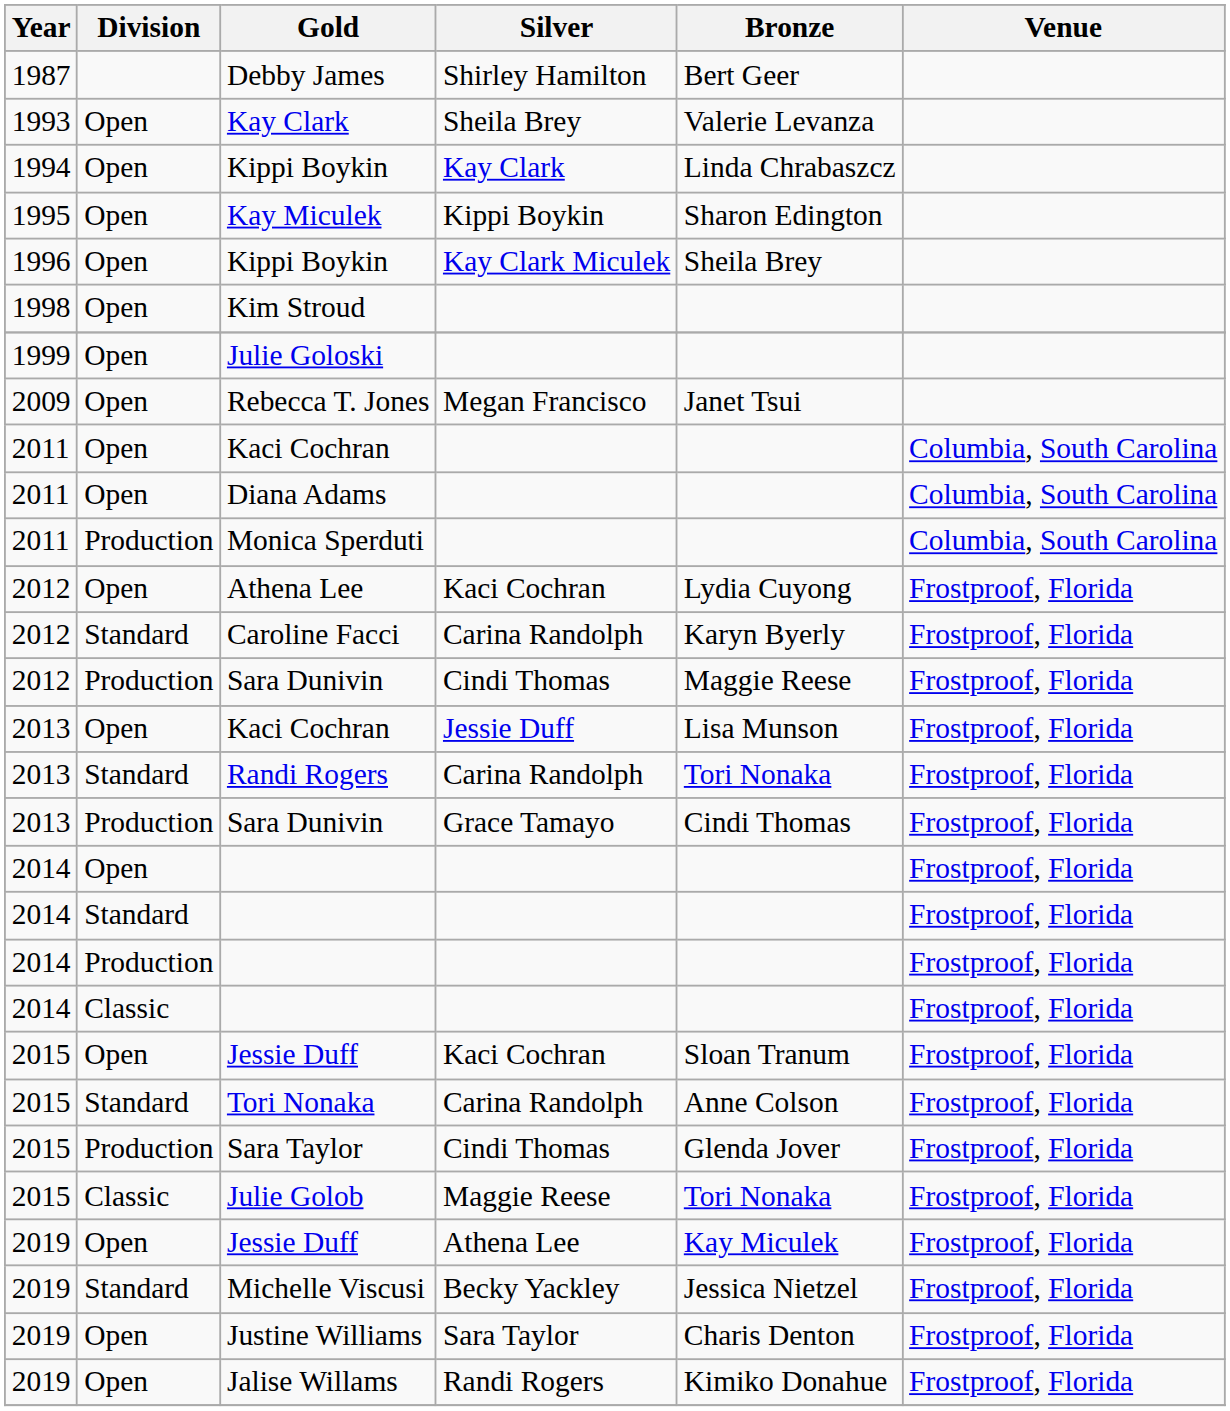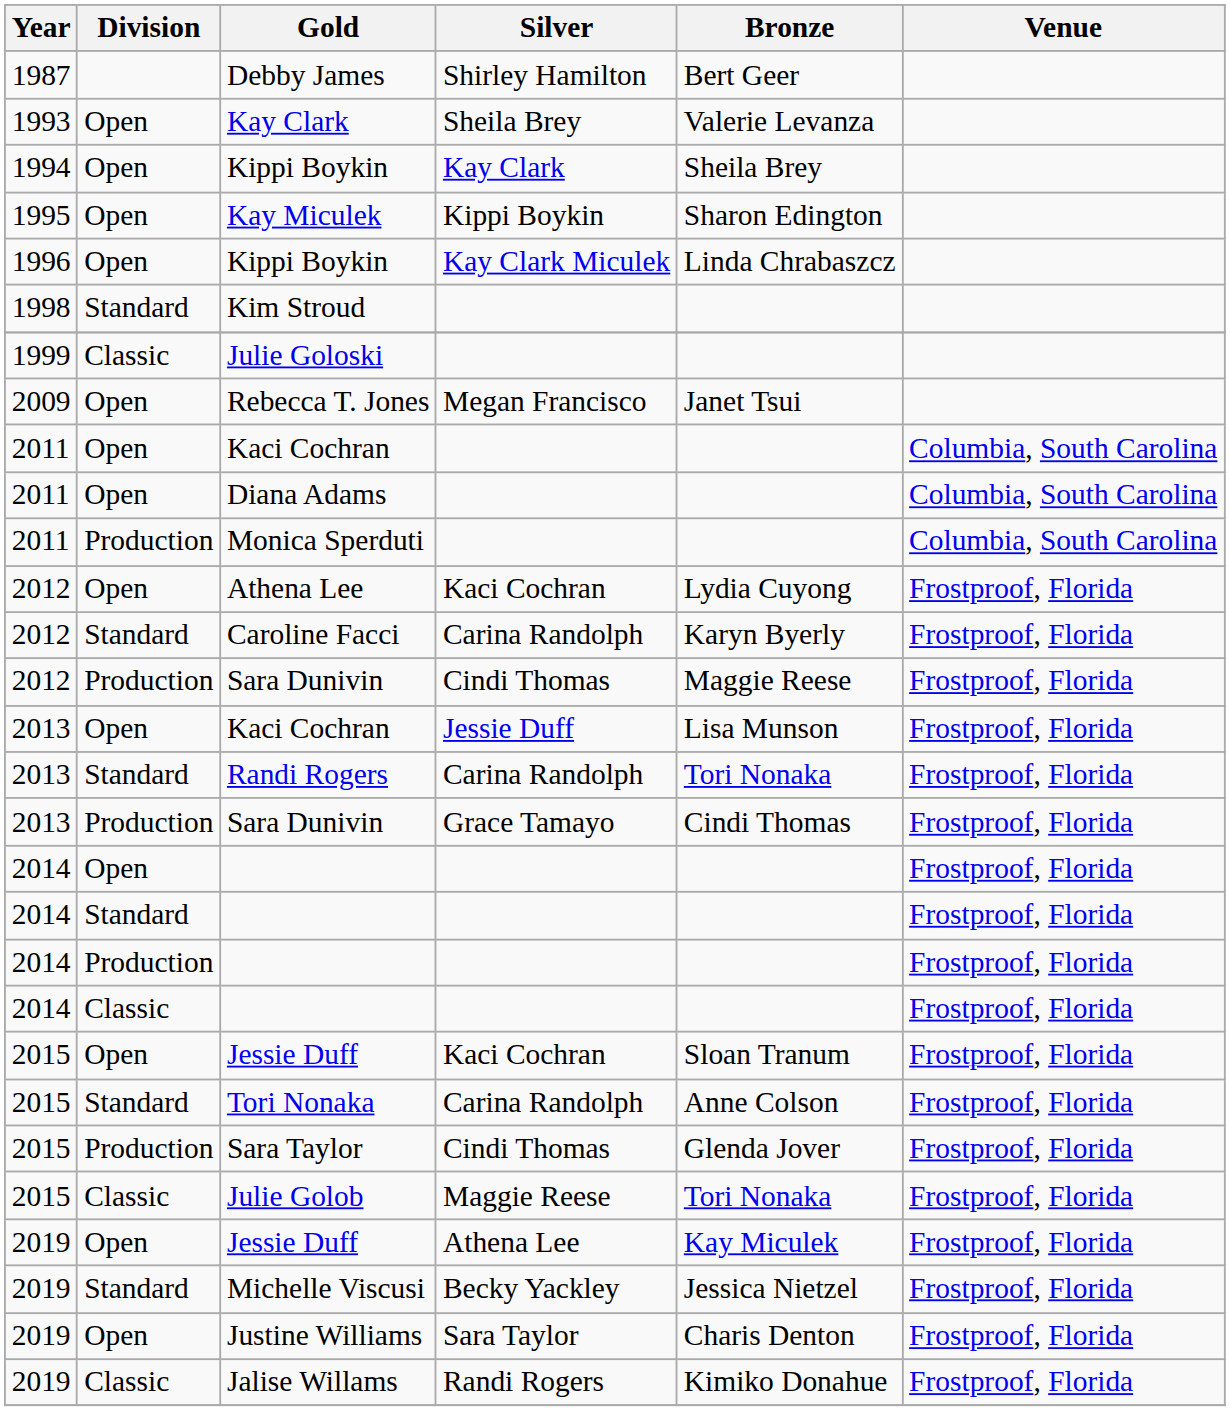(790, 167) Linda Chrabaszcz -> (753, 167) Sheila Brey
(753, 261) Sheila Brey -> (790, 261) Linda Chrabaszcz
(116, 307) Open -> (136, 307) Standard
(116, 354) Open -> (127, 354) Classic
(116, 1381) Open -> (127, 1381) Classic
